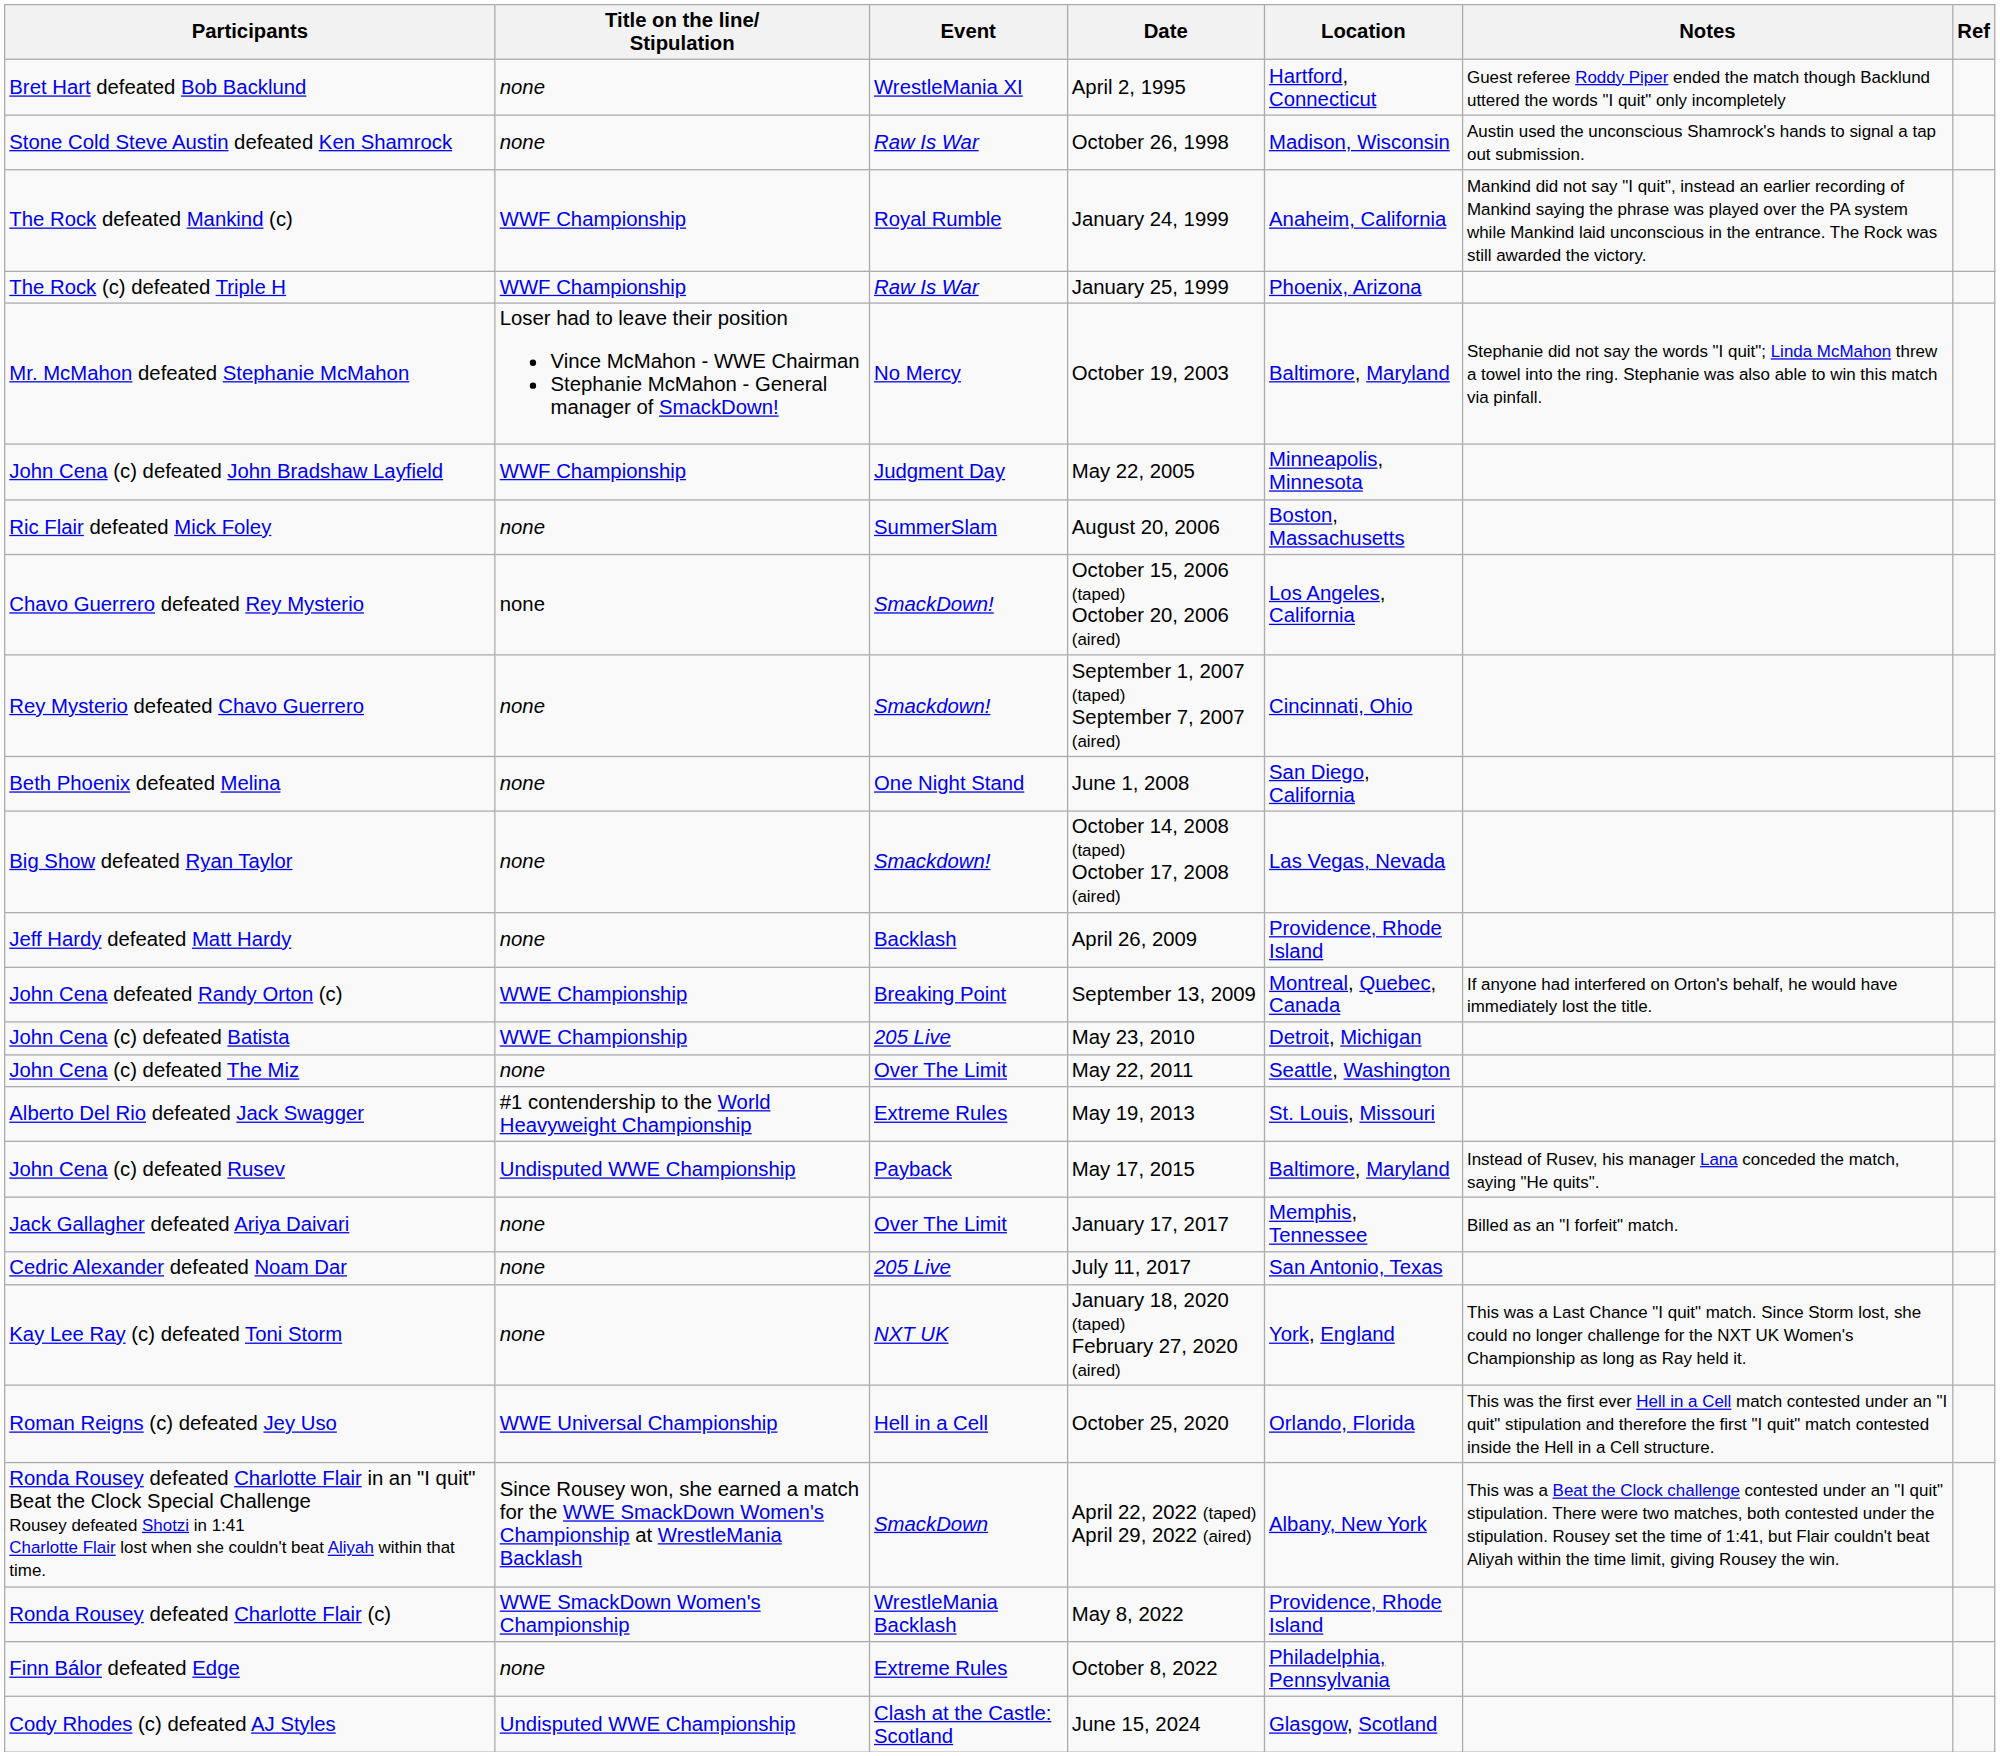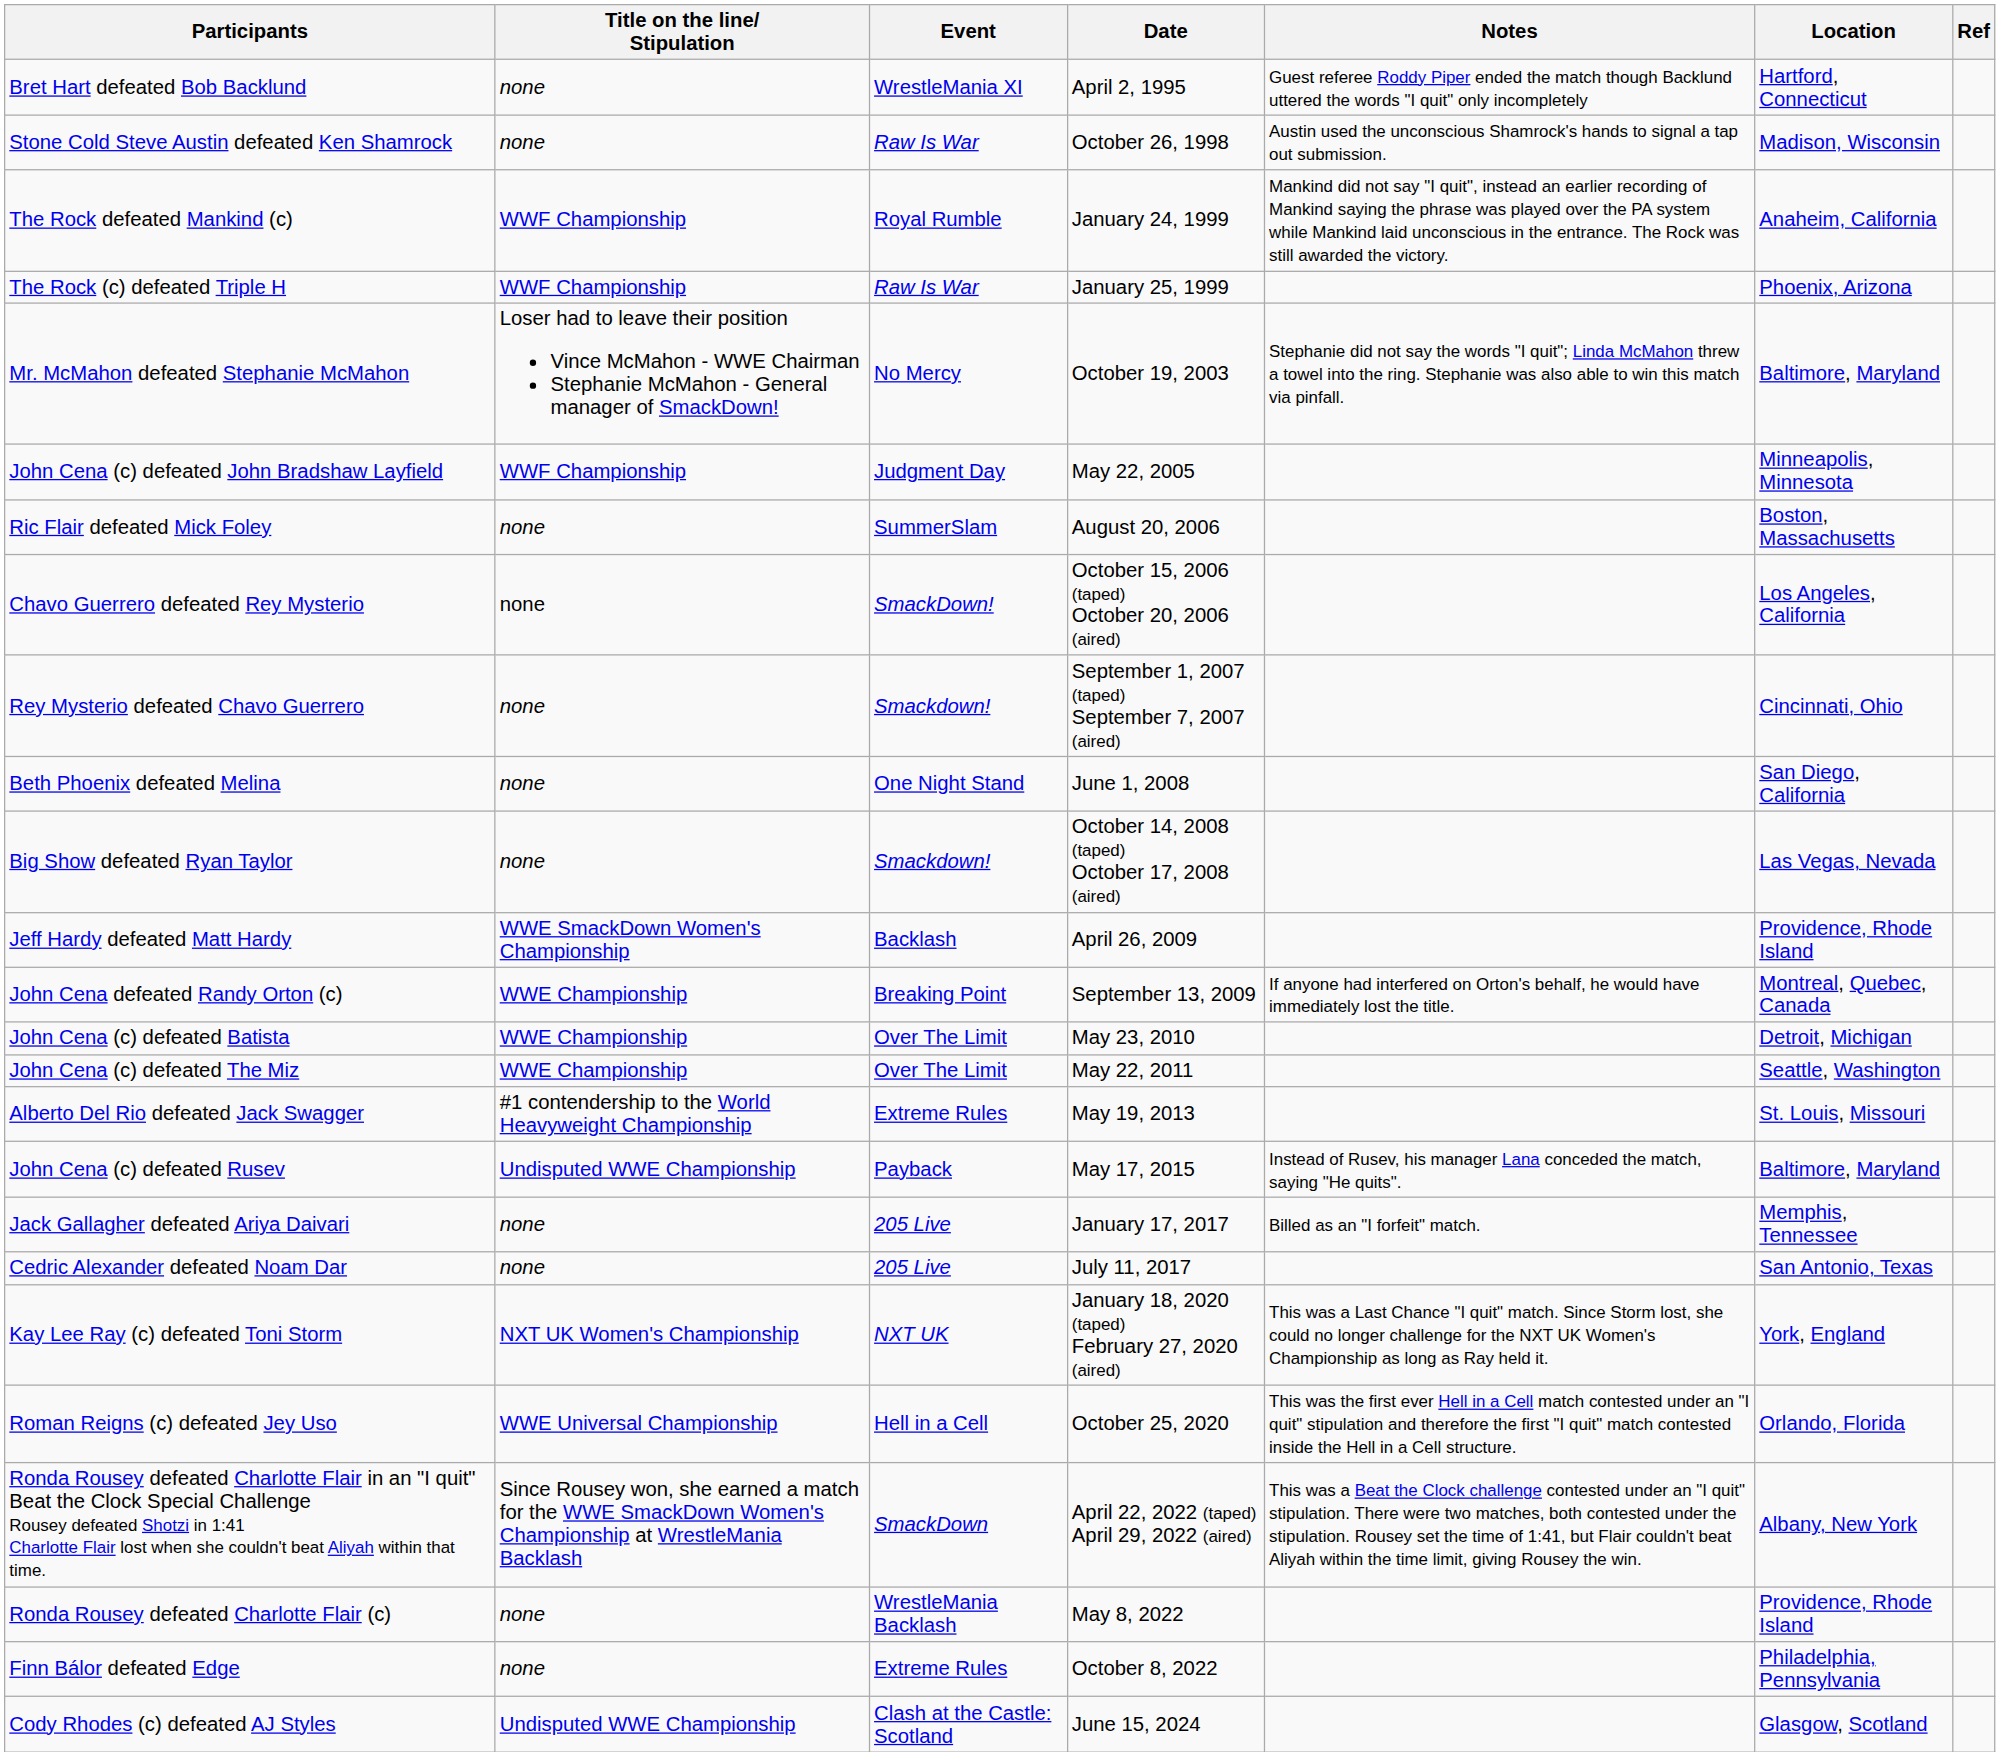columns swapped: (1363, 32) <-> (1707, 32)
(522, 939) none -> (630, 939) WWE SmackDown Women's Championship
(912, 1038) 205 Live -> (940, 1038) Over The Limit
(522, 1070) none -> (593, 1070) WWE Championship
(940, 1224) Over The Limit -> (912, 1224) 205 Live
(522, 1334) none -> (649, 1334) NXT UK Women's Championship
(630, 1613) WWE SmackDown Women's Championship -> (522, 1613) none
